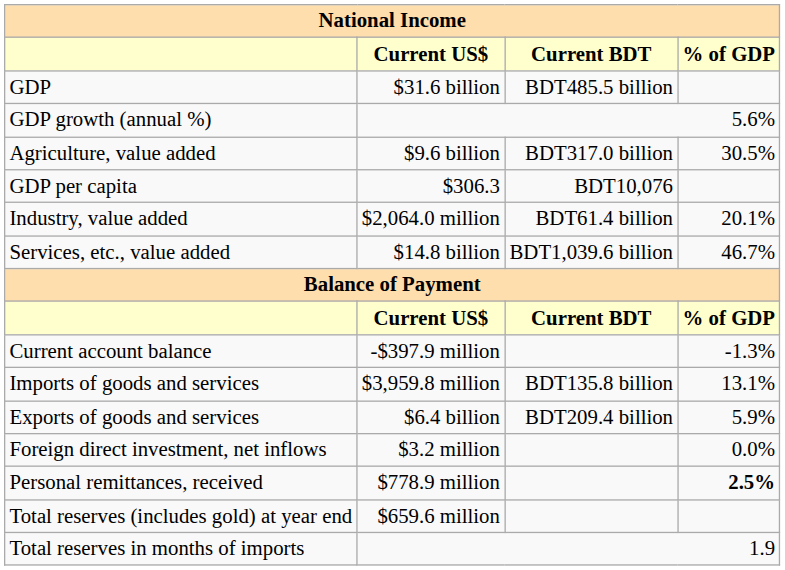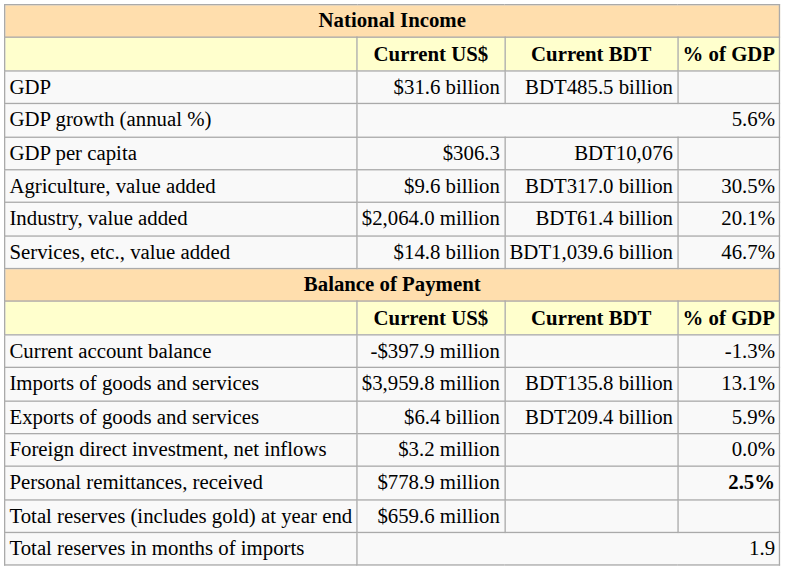rows swapped: (73, 185) <-> (113, 152)
